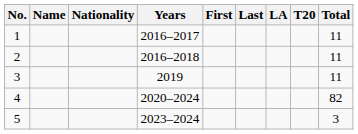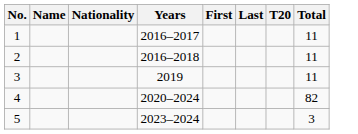- column: (278, 14)
